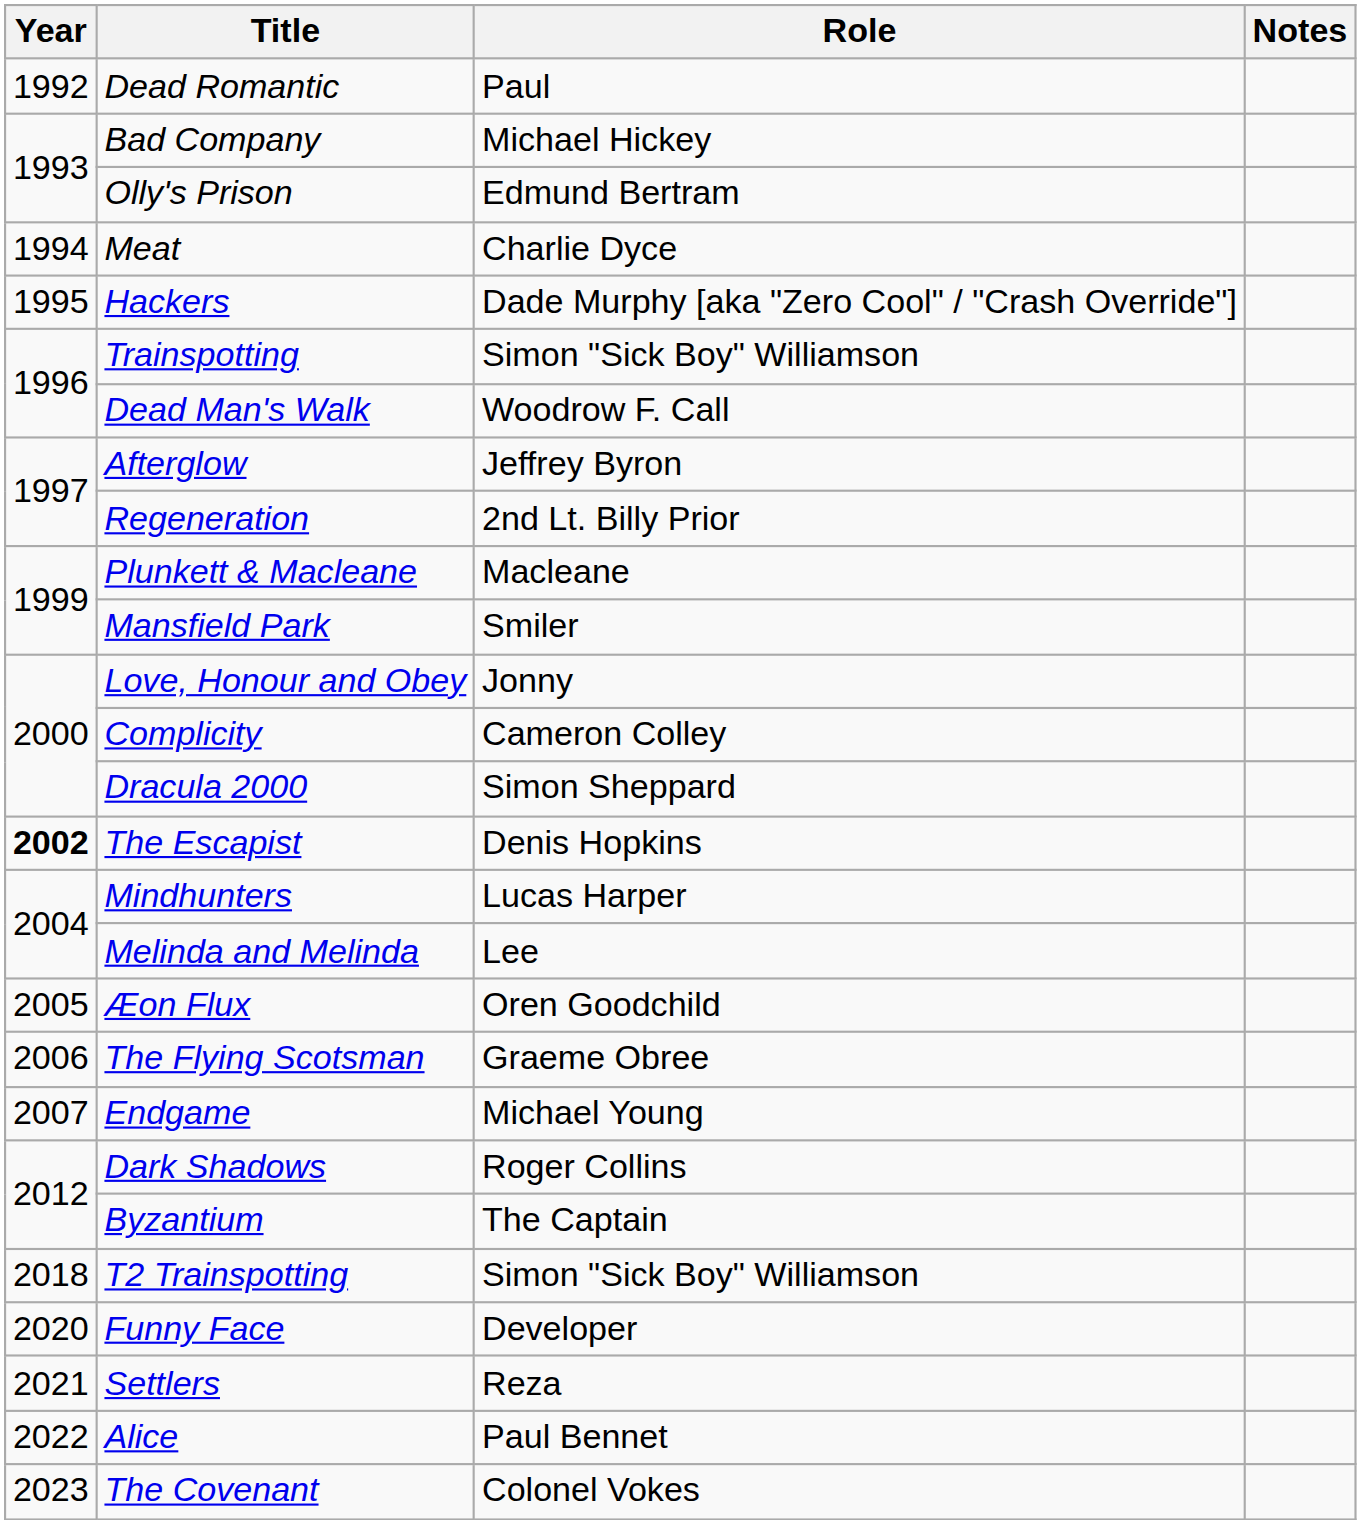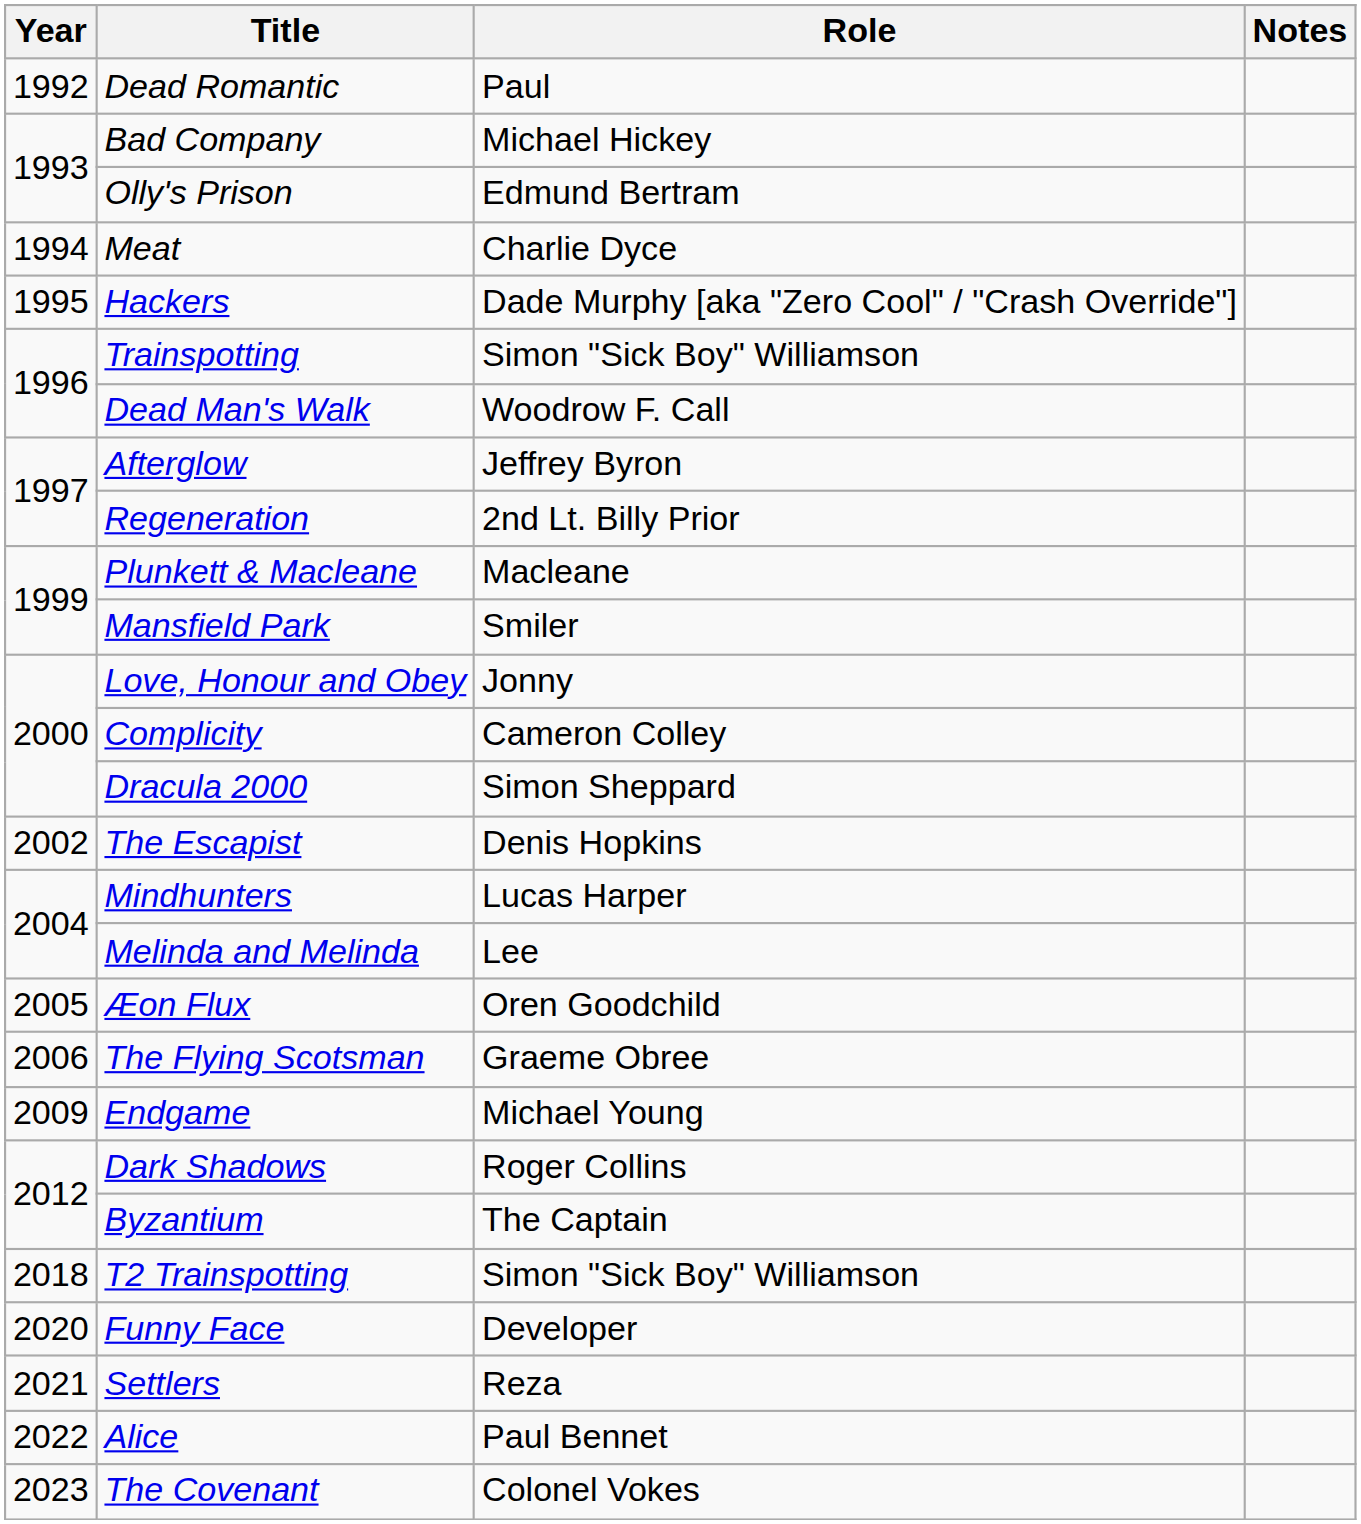(51, 842) bold -> (51, 842) normal
(51, 1112) 2007 -> (51, 1112) 2009
